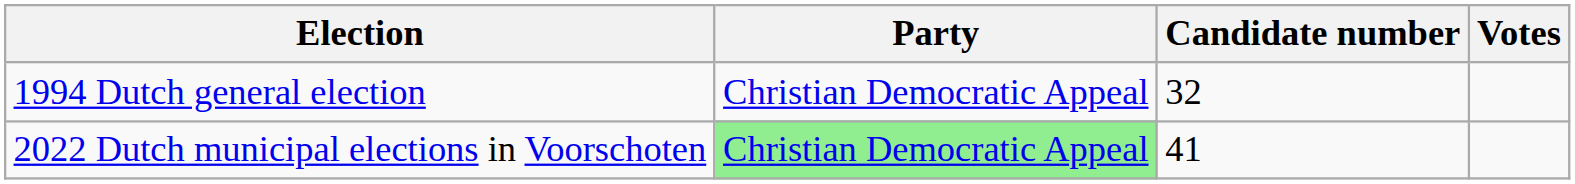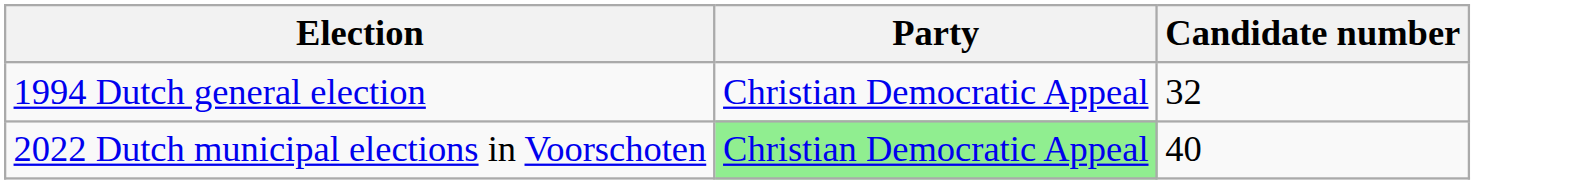- column: (1519, 33)
(1184, 149) 41 -> (1184, 149) 40
